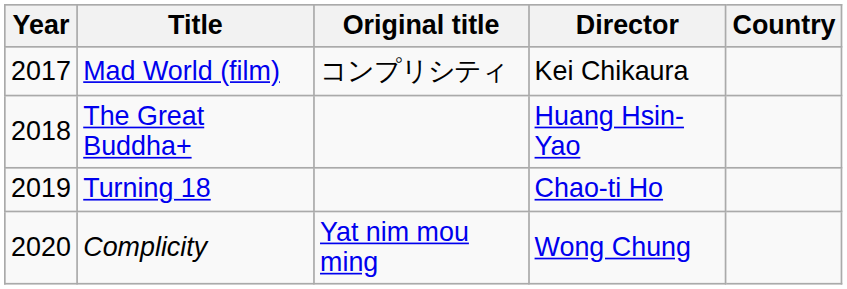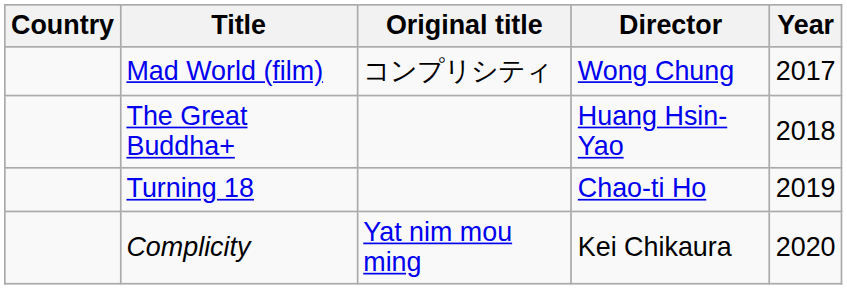columns swapped: (41, 25) <-> (784, 25)
(612, 70) Kei Chikaura -> (656, 70) Wong Chung
(613, 246) Wong Chung -> (655, 246) Kei Chikaura
